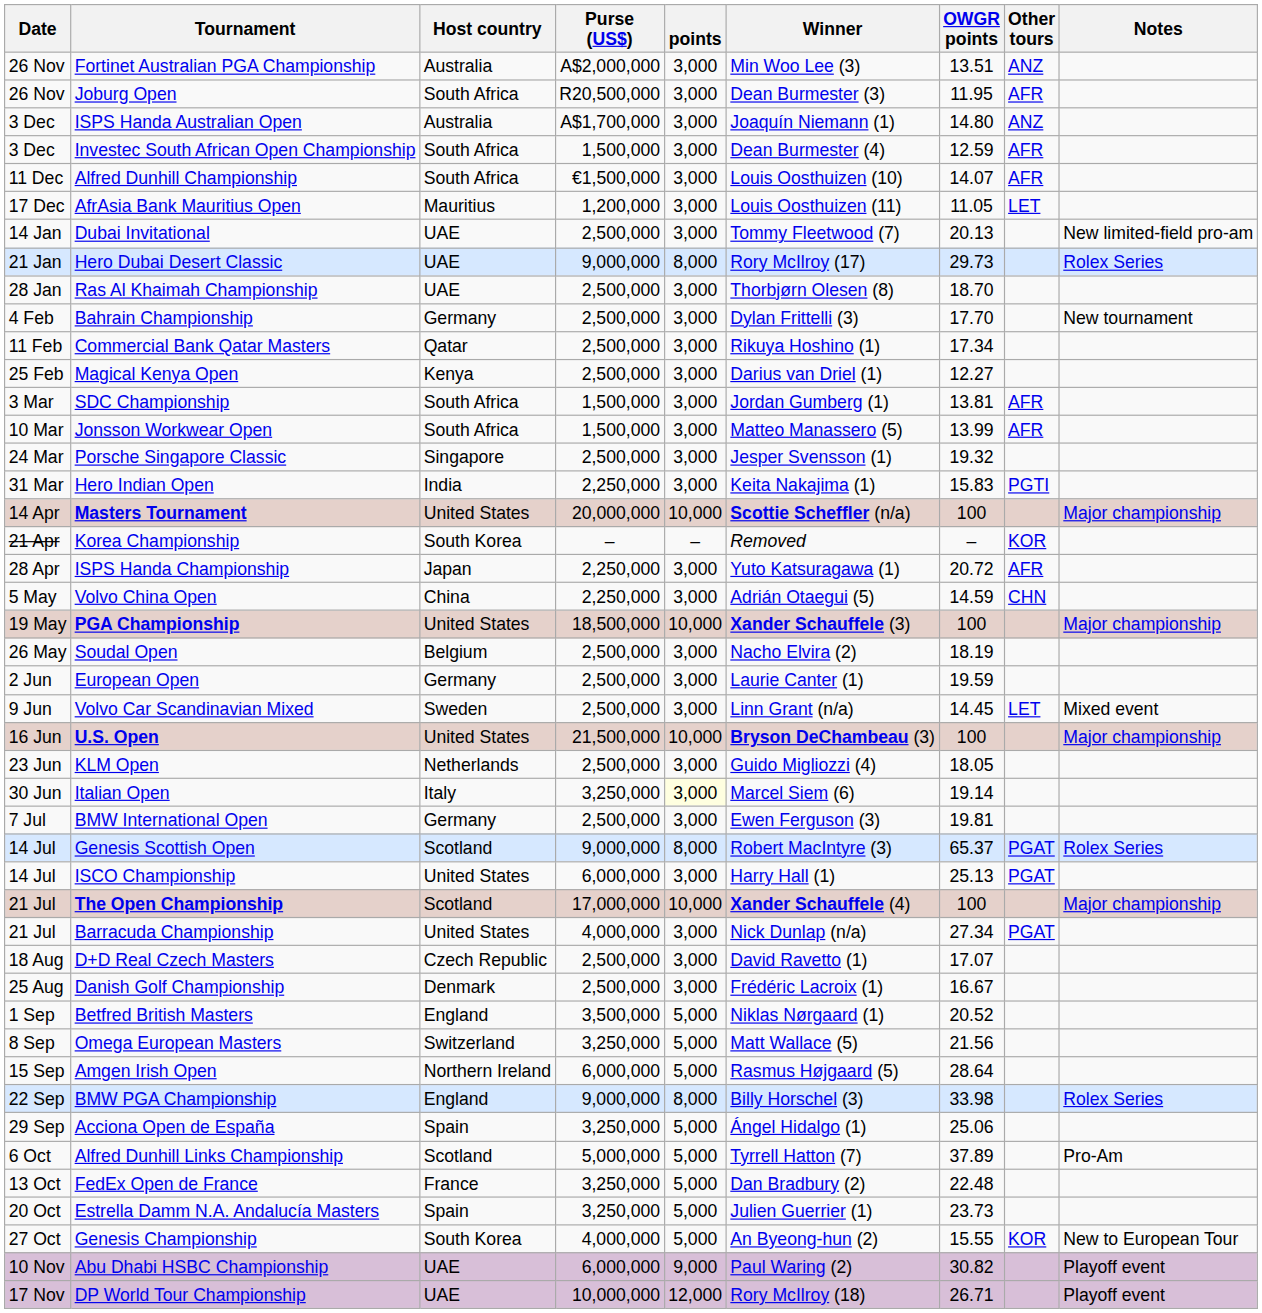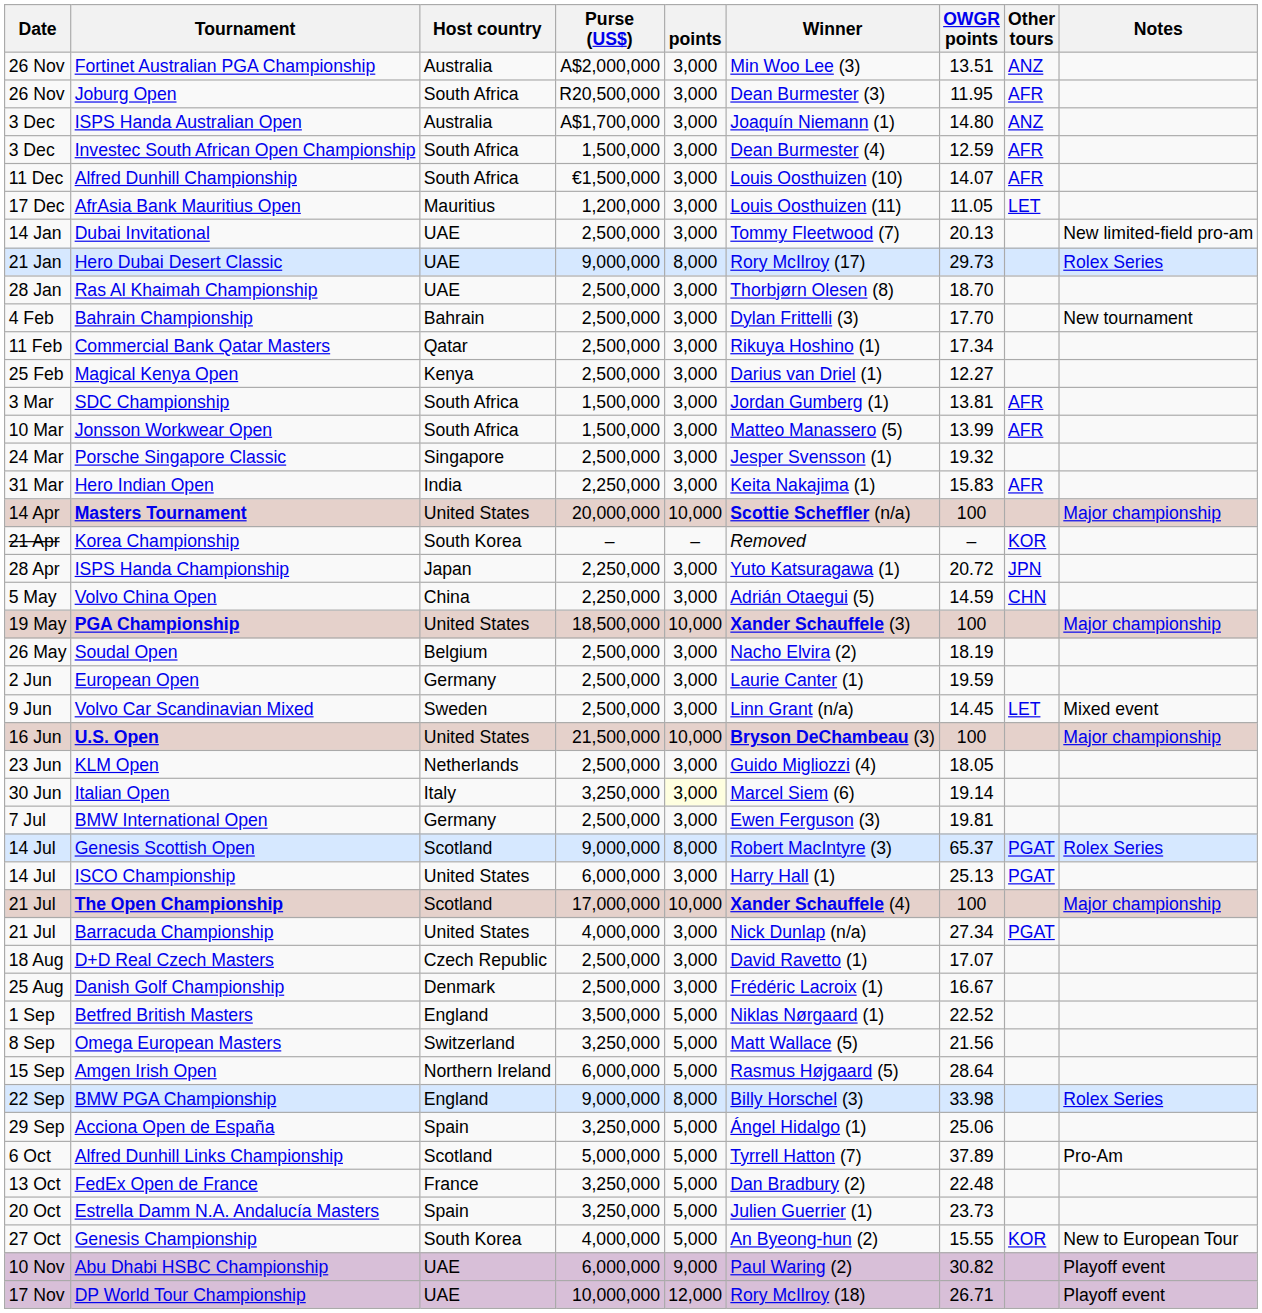(460, 318) Germany -> (454, 318) Bahrain
(1029, 485) PGTI -> (1026, 485) AFR
(1026, 569) AFR -> (1025, 569) JPN
(972, 1015) 20.52 -> (972, 1015) 22.52
